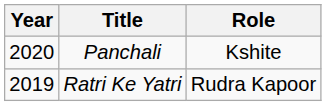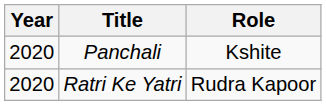(32, 84) 2019 -> (32, 84) 2020
